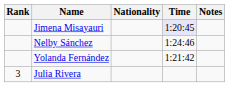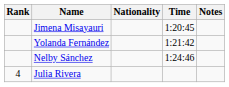(180, 27) lavender background -> (180, 27) no background
rows swapped: (71, 58) <-> (63, 43)
(18, 74) 3 -> (18, 74) 4
